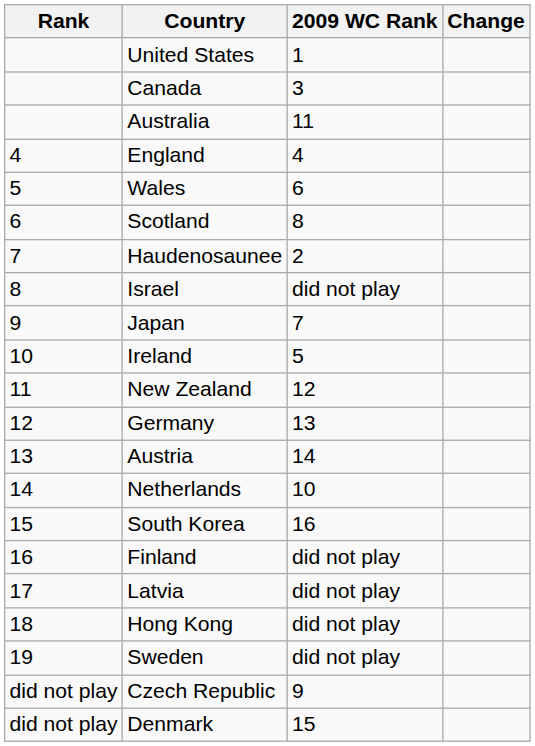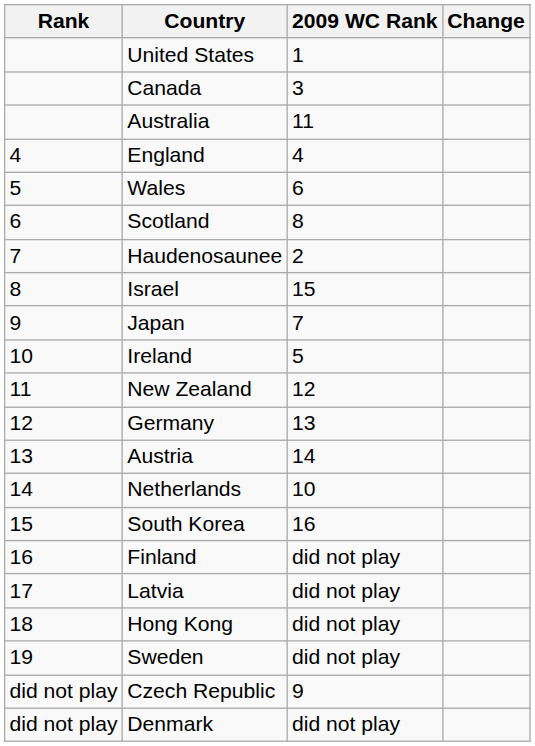(346, 289) did not play -> (304, 289) 15
(304, 724) 15 -> (346, 724) did not play
